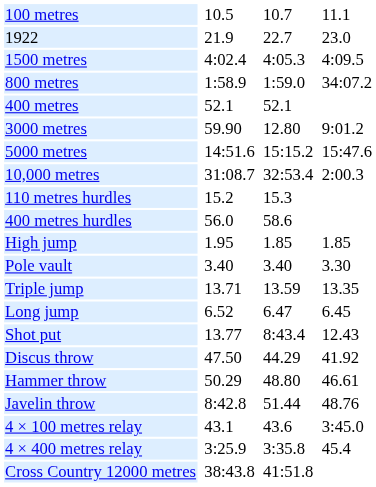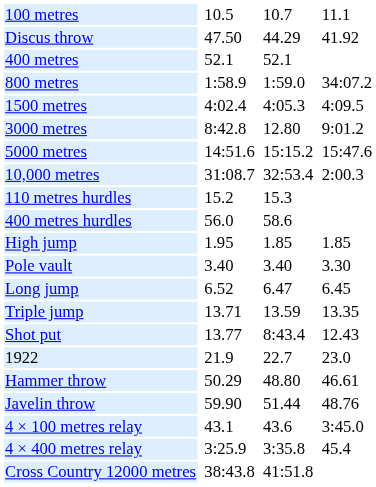rows swapped: (22, 37) <-> (49, 357)
rows swapped: (42, 105) <-> (46, 60)
(223, 128) 59.90 -> (225, 128) 8:42.8
rows swapped: (42, 311) <-> (44, 289)
(225, 403) 8:42.8 -> (223, 403) 59.90
